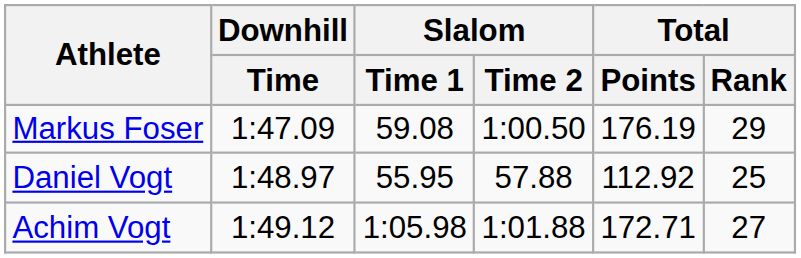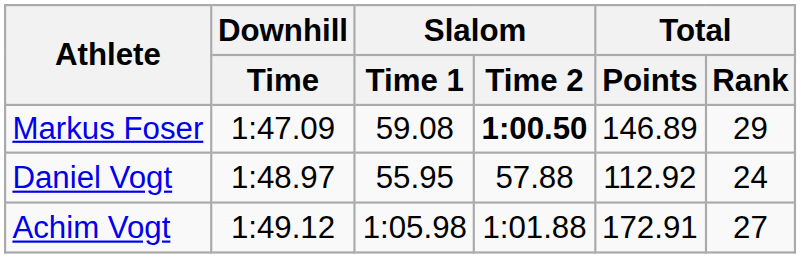(534, 129) normal -> (534, 129) bold
(648, 129) 176.19 -> (650, 129) 146.89
(749, 178) 25 -> (750, 178) 24
(648, 228) 172.71 -> (650, 228) 172.91
